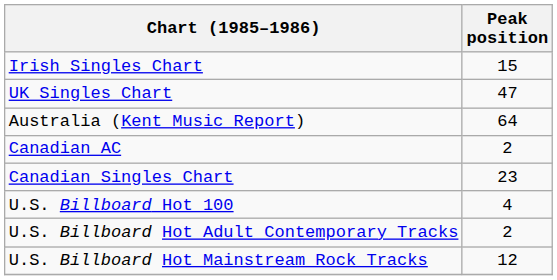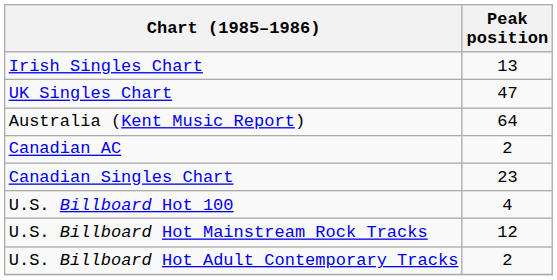(507, 66) 15 -> (507, 66) 13
rows swapped: (218, 260) <-> (234, 232)
